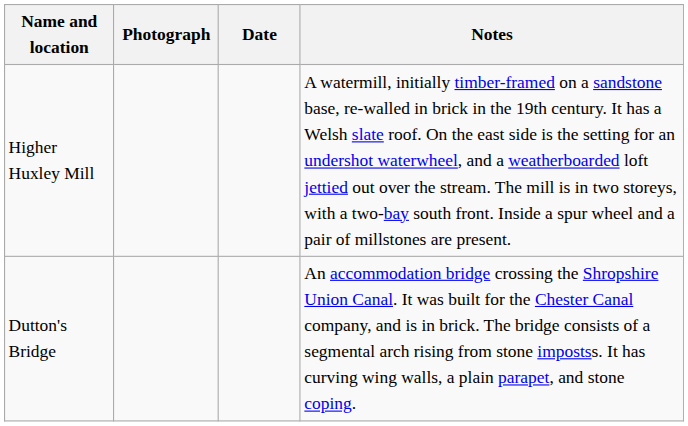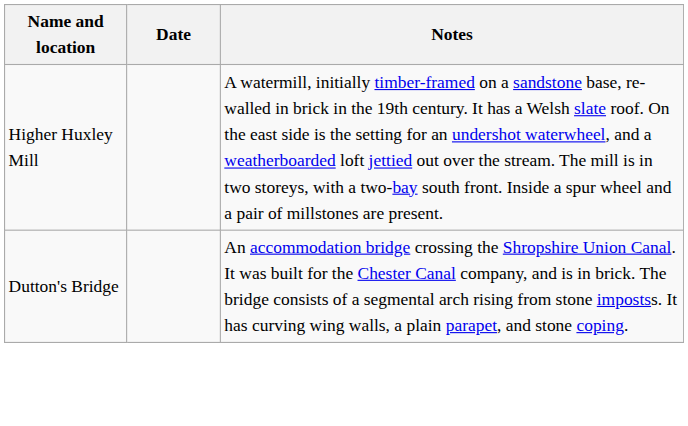- column: (166, 34)
